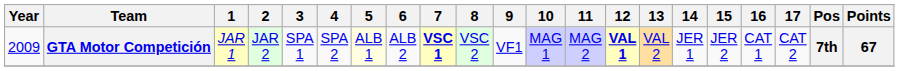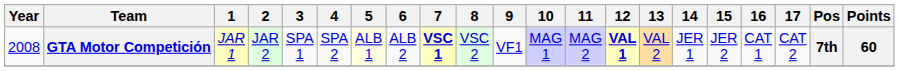(24, 46) 2009 -> (24, 46) 2008
(869, 46) 67 -> (869, 46) 60
